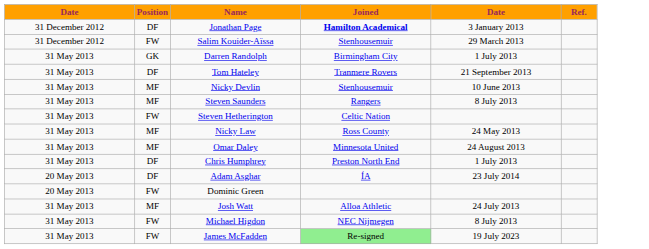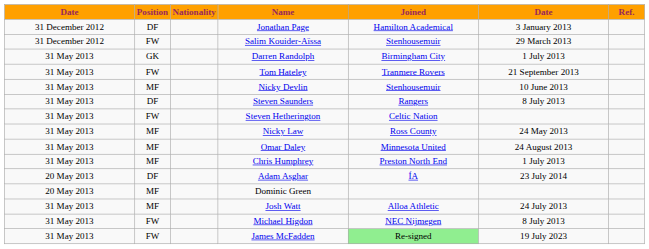+ column: (194, 12)
(366, 27) bold -> (413, 27) normal
(152, 72) DF -> (152, 72) FW
(152, 102) MF -> (152, 102) DF
(152, 161) DF -> (152, 161) MF
(152, 191) FW -> (152, 191) MF
